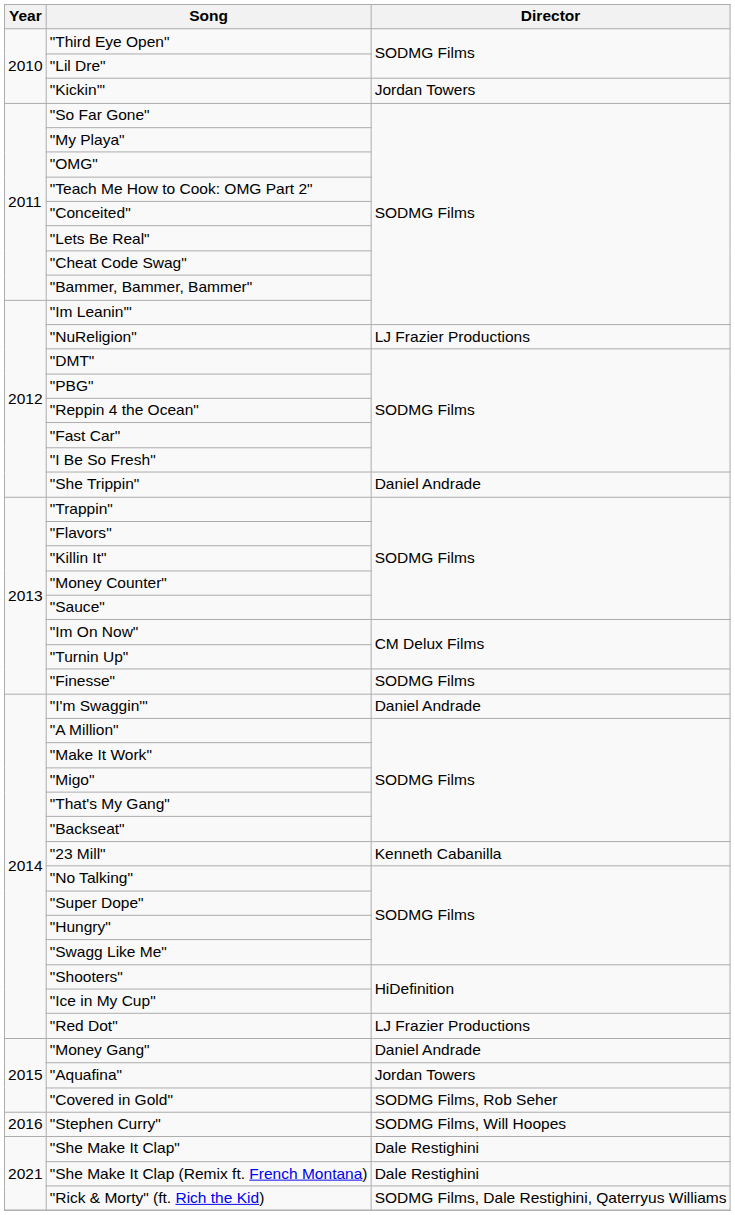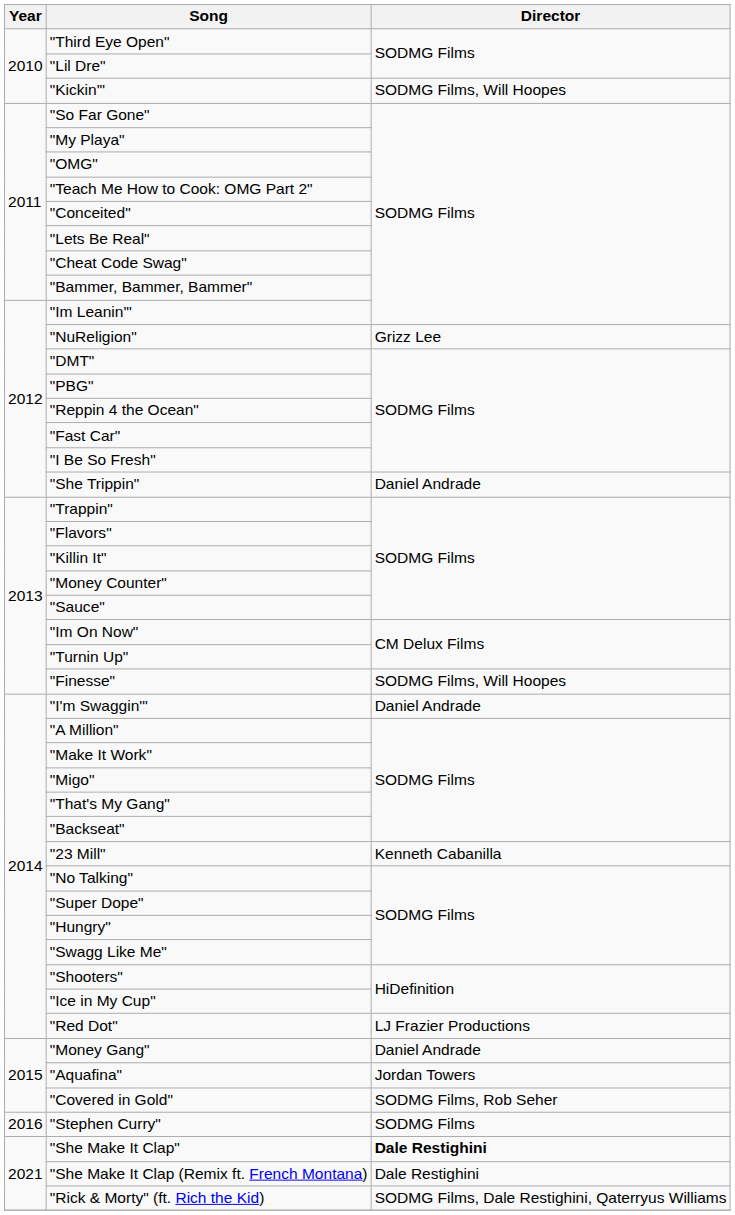(425, 90) Jordan Towers -> (470, 90) SODMG Films, Will Hoopes
(452, 336) LJ Frazier Productions -> (408, 336) Grizz Lee
(425, 681) SODMG Films -> (470, 681) SODMG Films, Will Hoopes
(470, 1124) SODMG Films, Will Hoopes -> (425, 1124) SODMG Films
(427, 1149) normal -> (431, 1149) bold
